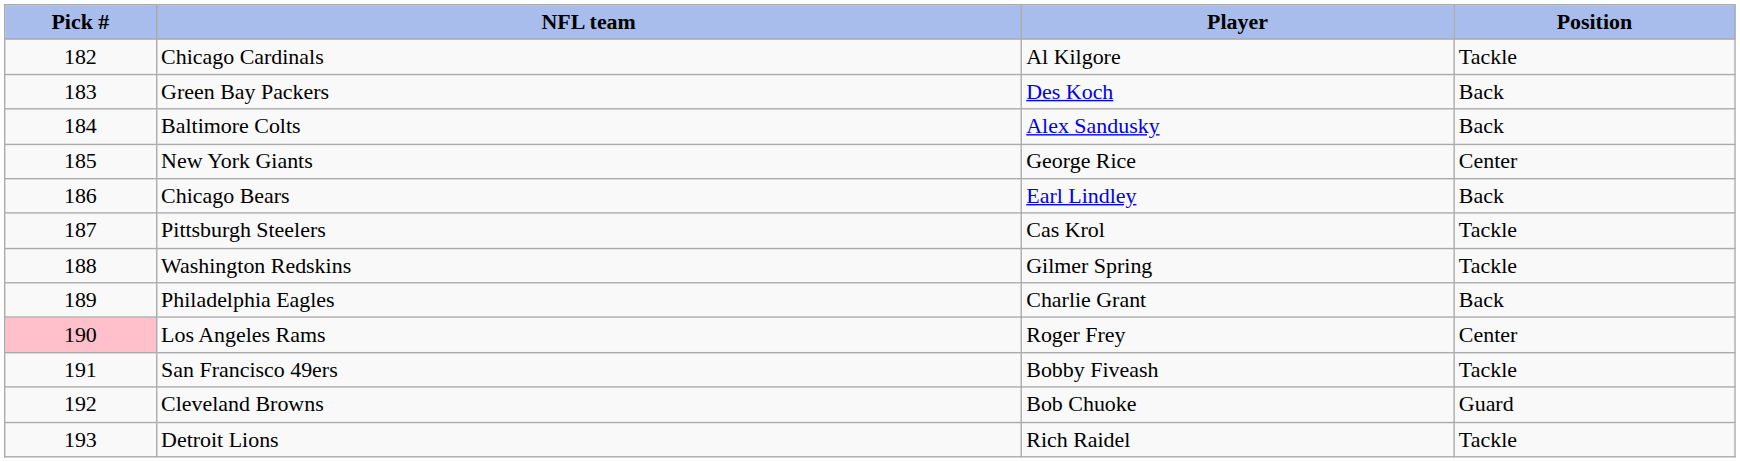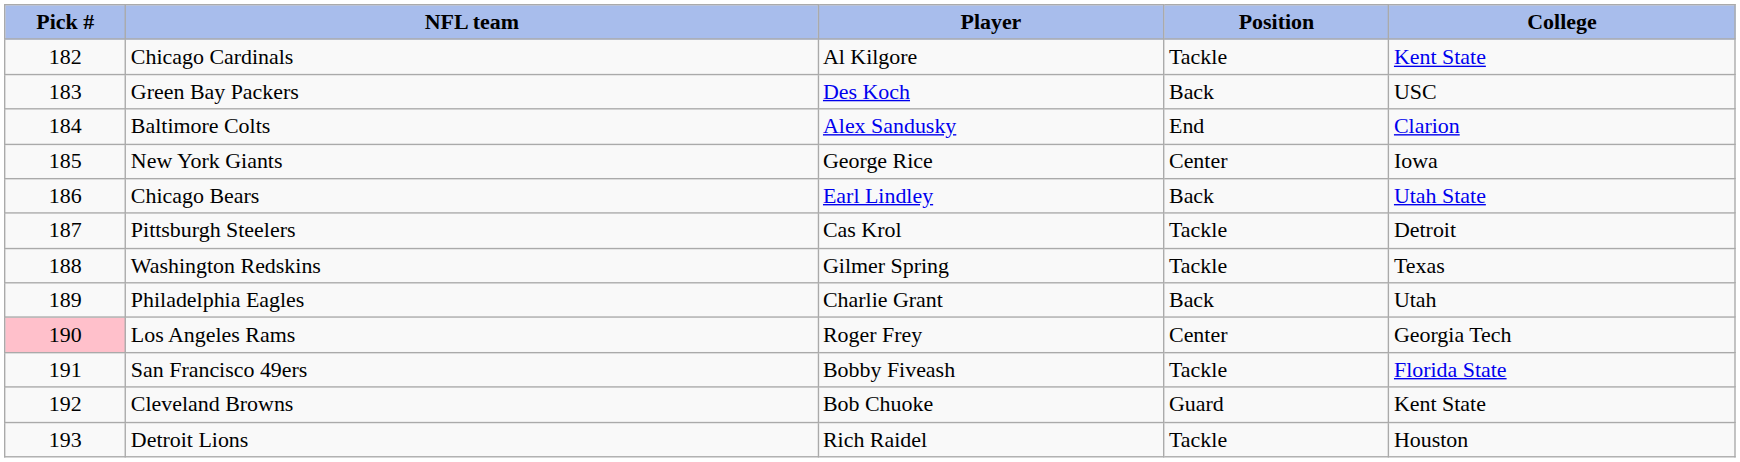+ column: (1562, 21)
(1481, 126) Back -> (1187, 126) End
